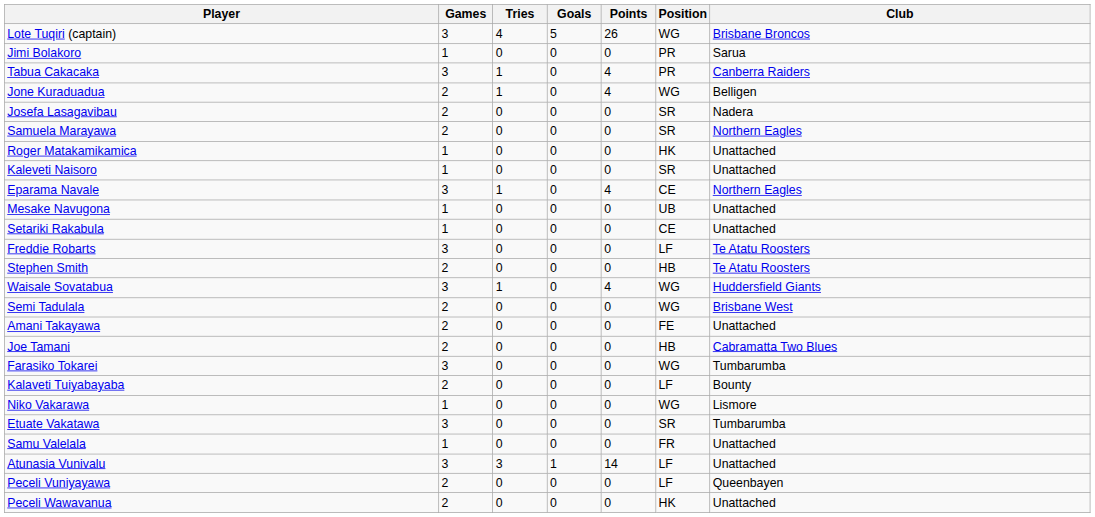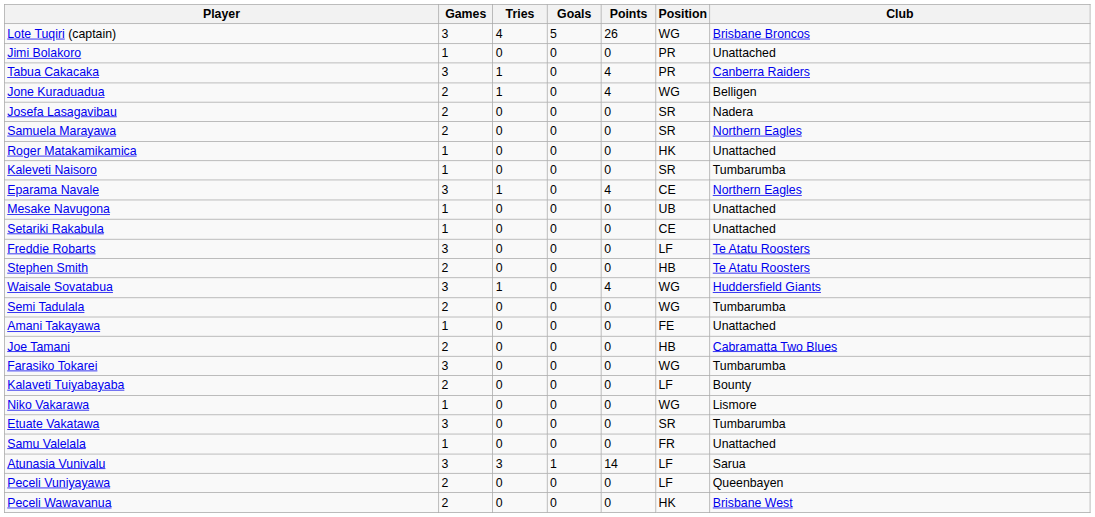(729, 53) Sarua -> (744, 53) Unattached
(744, 170) Unattached -> (749, 170) Tumbarumba
(753, 307) Brisbane West -> (749, 307) Tumbarumba
(445, 326) 2 -> (445, 326) 1
(744, 463) Unattached -> (729, 463) Sarua
(744, 502) Unattached -> (753, 502) Brisbane West
